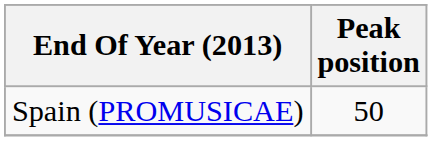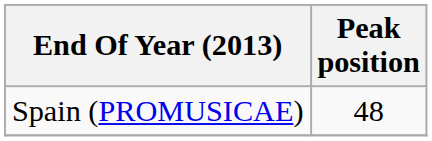(369, 110) 50 -> (369, 110) 48
